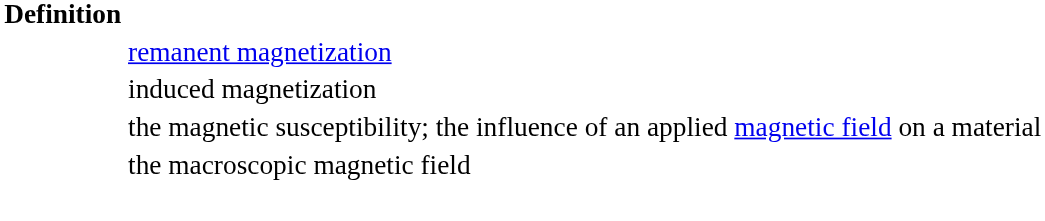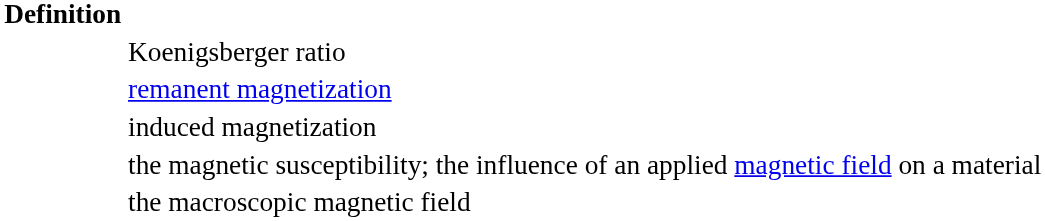+ row: (237, 51)
